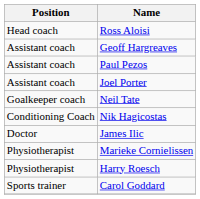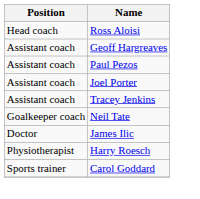+ row: (123, 99)
- row: (133, 116)
- row: (146, 151)
